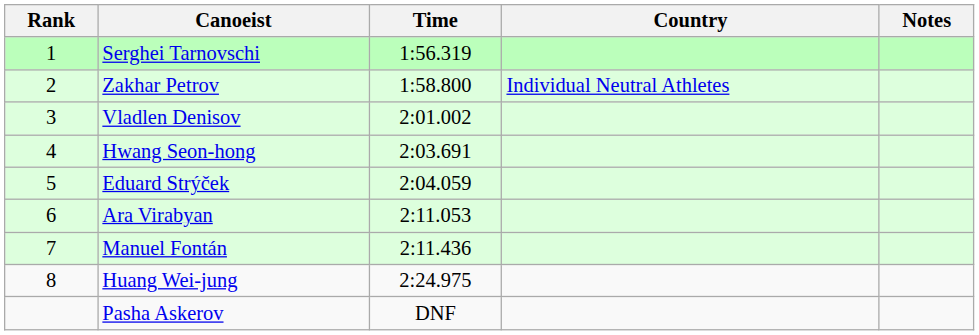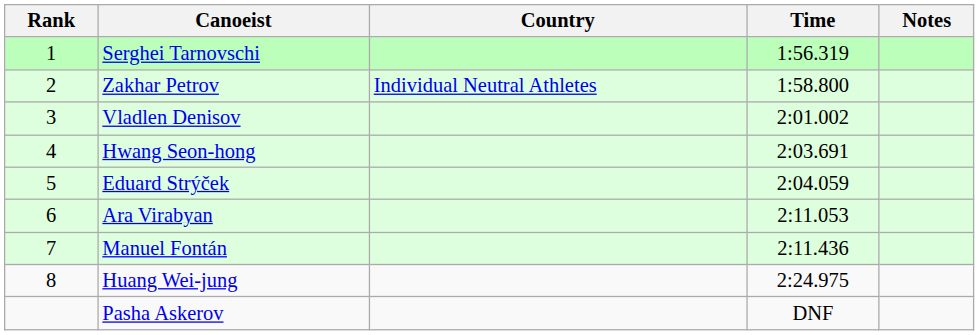columns swapped: (690, 20) <-> (435, 20)
